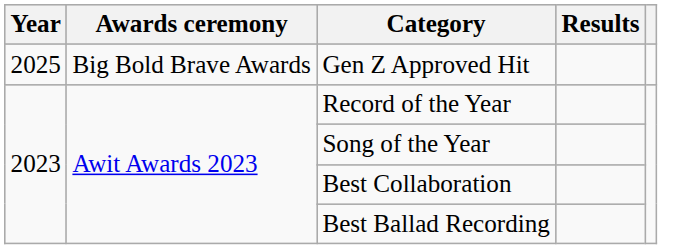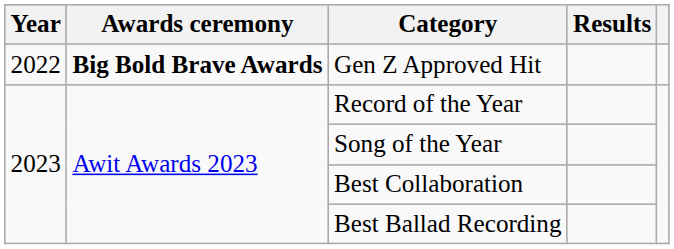(36, 64) 2025 -> (36, 64) 2022
(192, 64) normal -> (197, 64) bold
